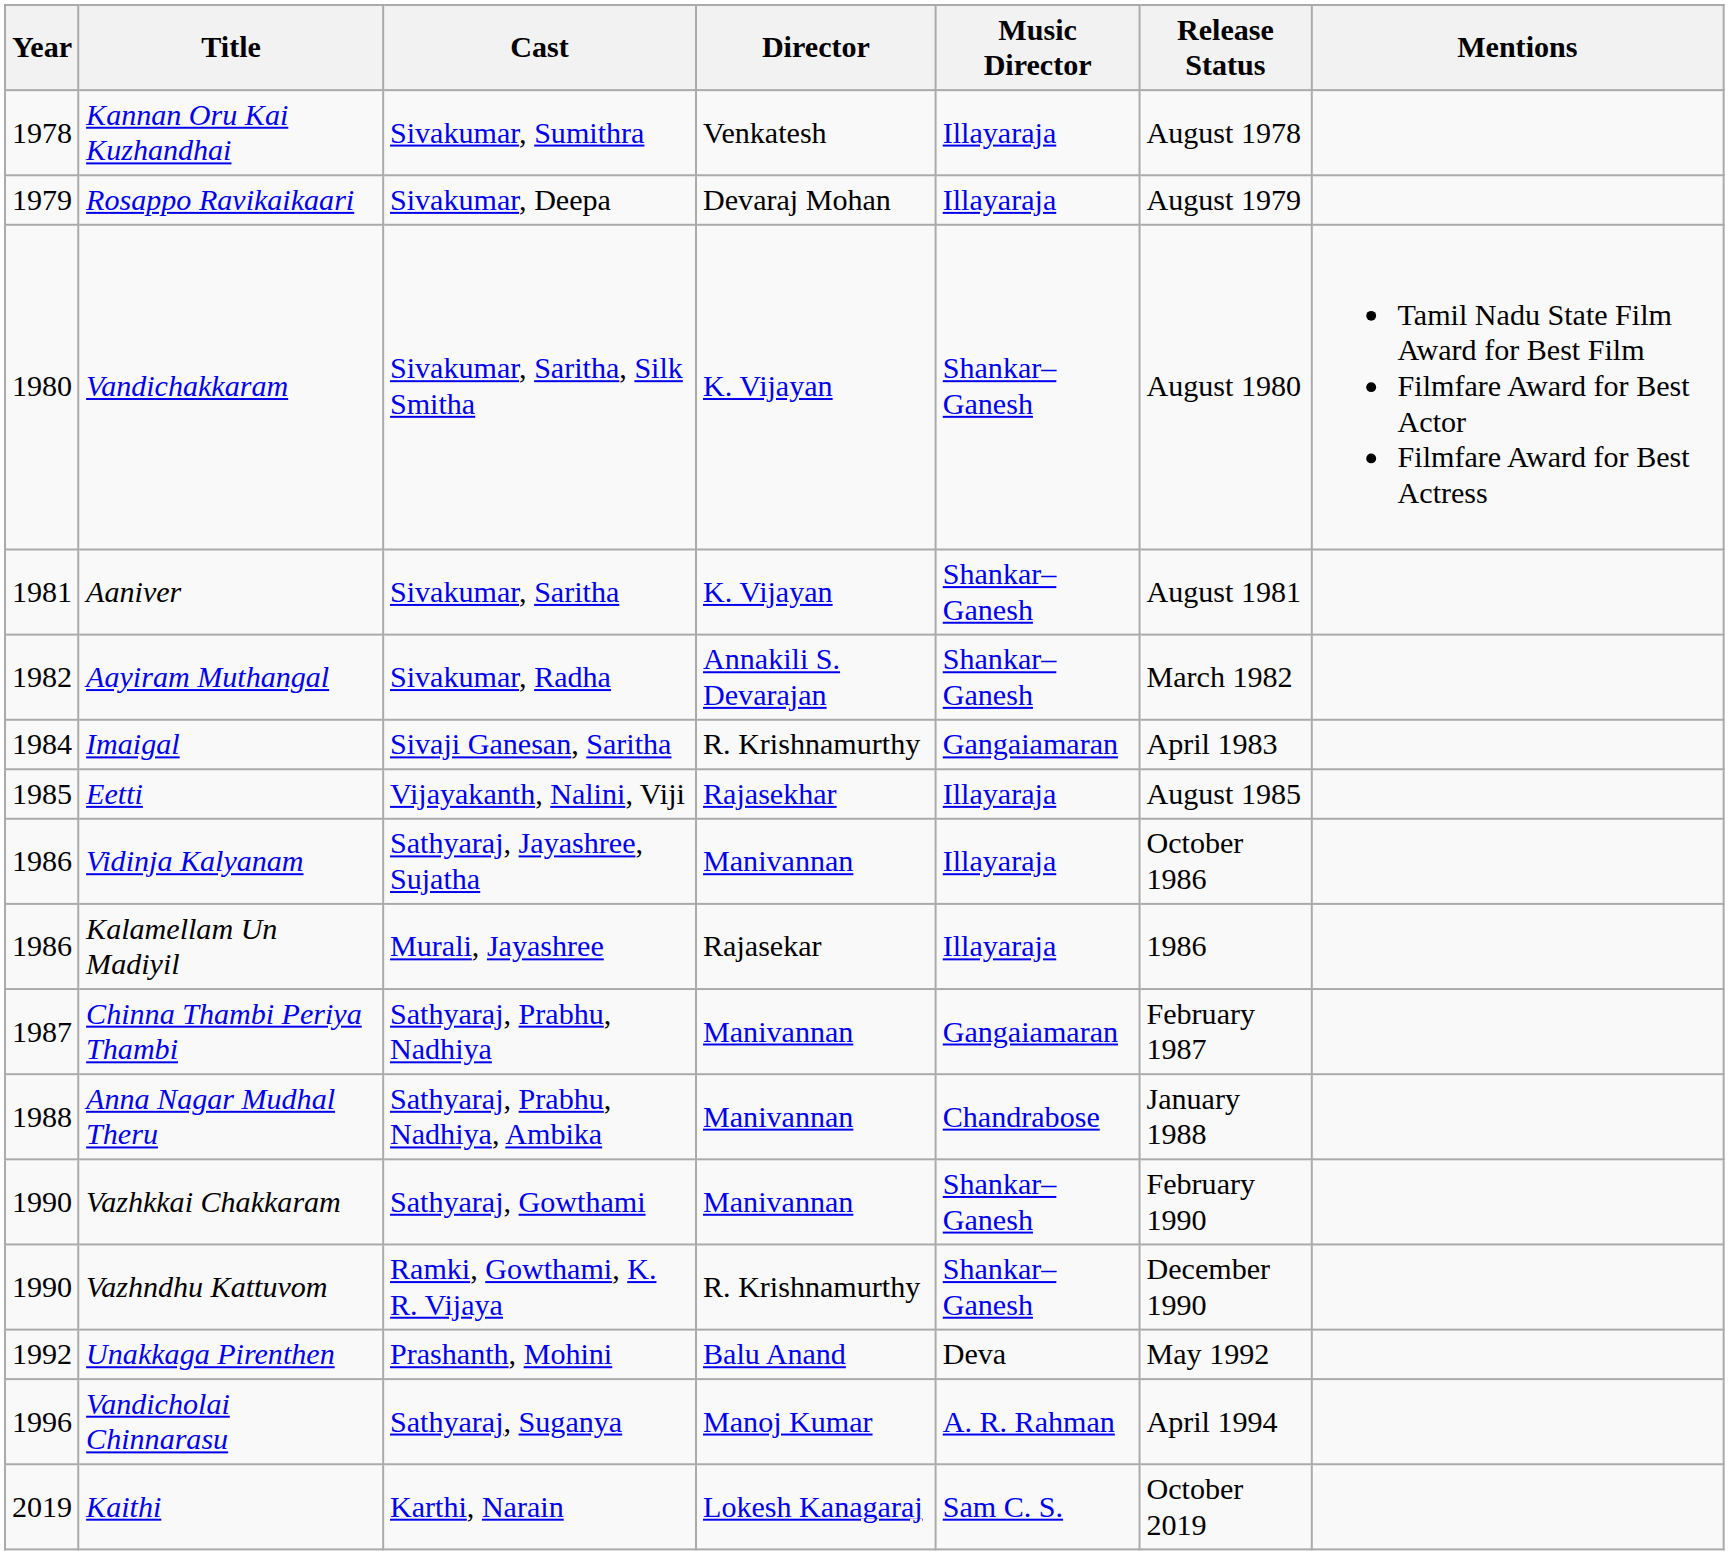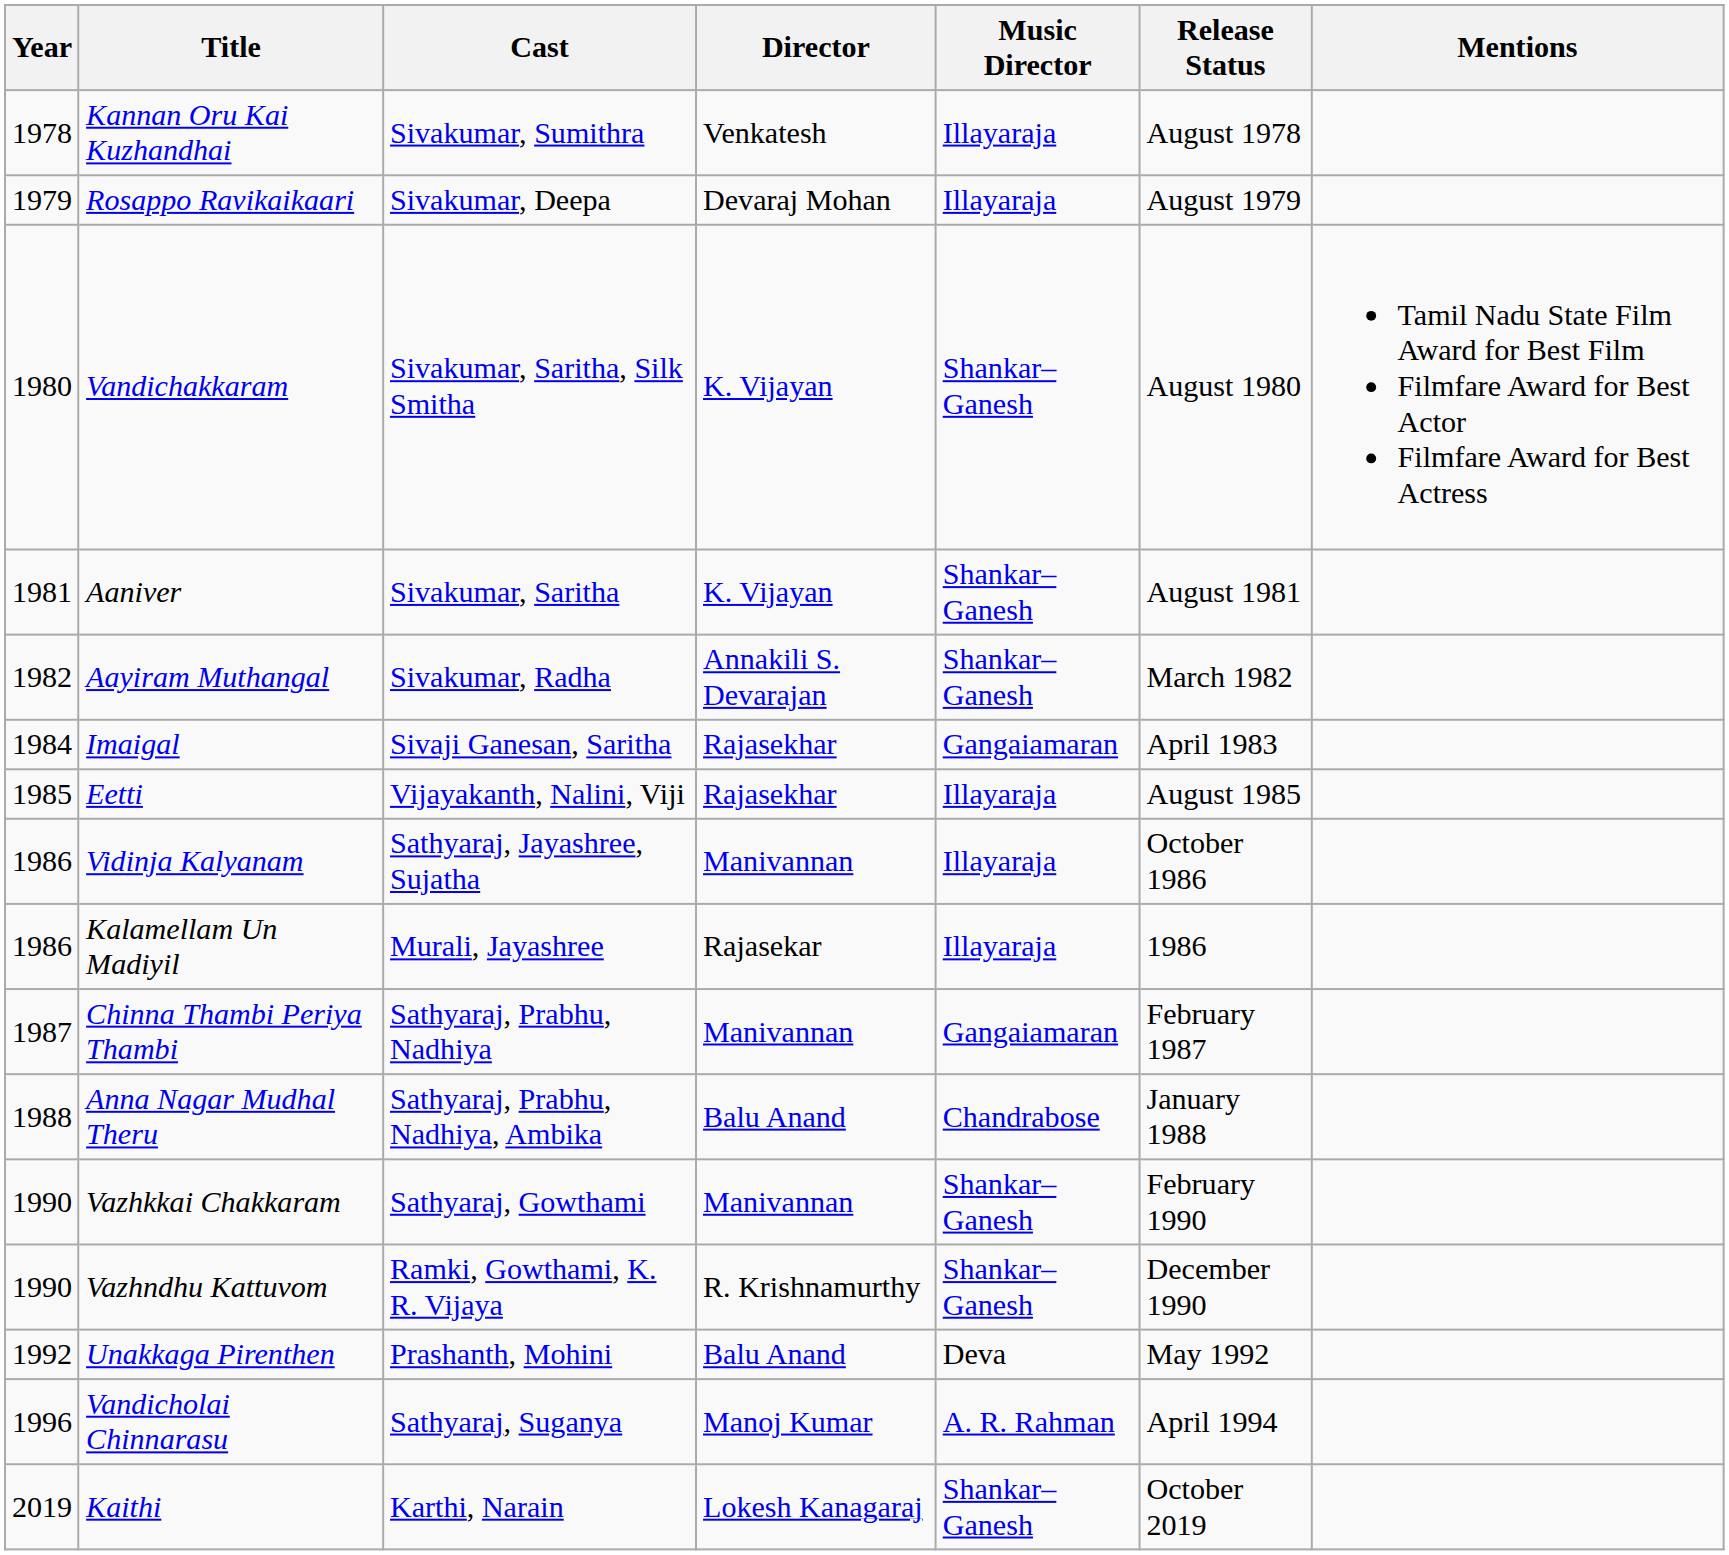(812, 743) R. Krishnamurthy -> (770, 743) Rajasekhar
(778, 1116) Manivannan -> (774, 1116) Balu Anand
(1003, 1507) Sam C. S. -> (1000, 1507) Shankar–Ganesh
